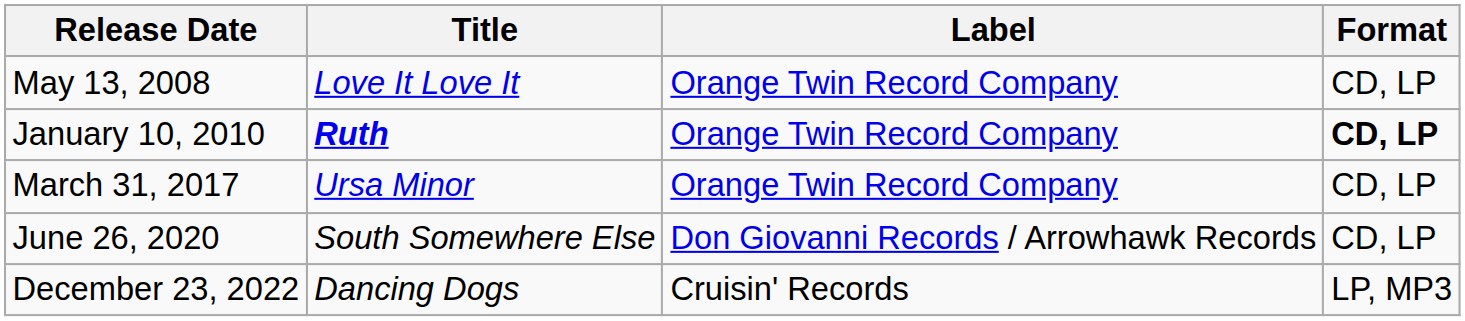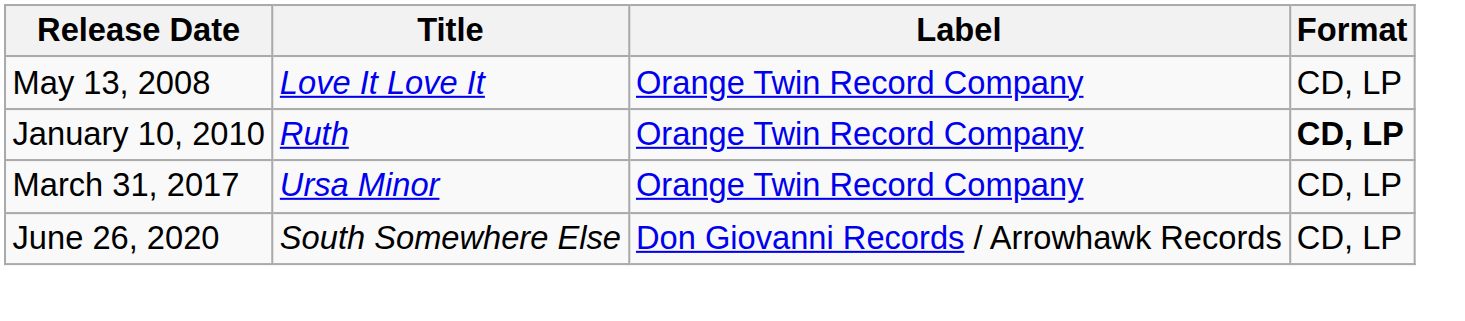(351, 133) bold -> (314, 133) normal
- row: (156, 289)
